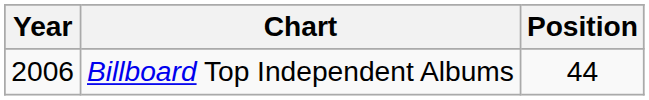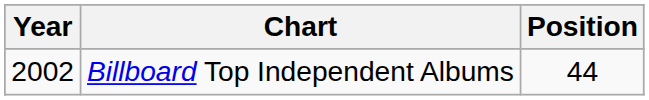(43, 71) 2006 -> (43, 71) 2002
